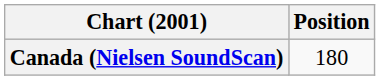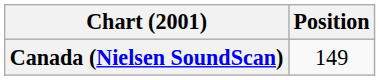(332, 57) 180 -> (332, 57) 149
